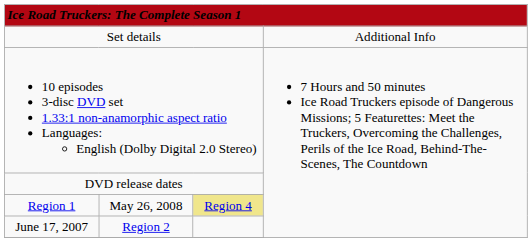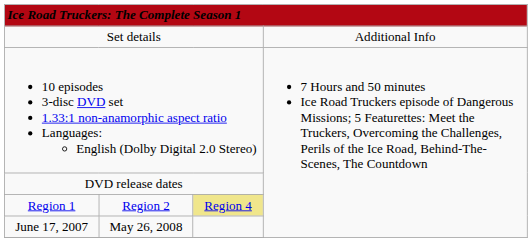(146, 205) May 26, 2008 -> (146, 205) Region 2
(146, 226) Region 2 -> (146, 226) May 26, 2008
